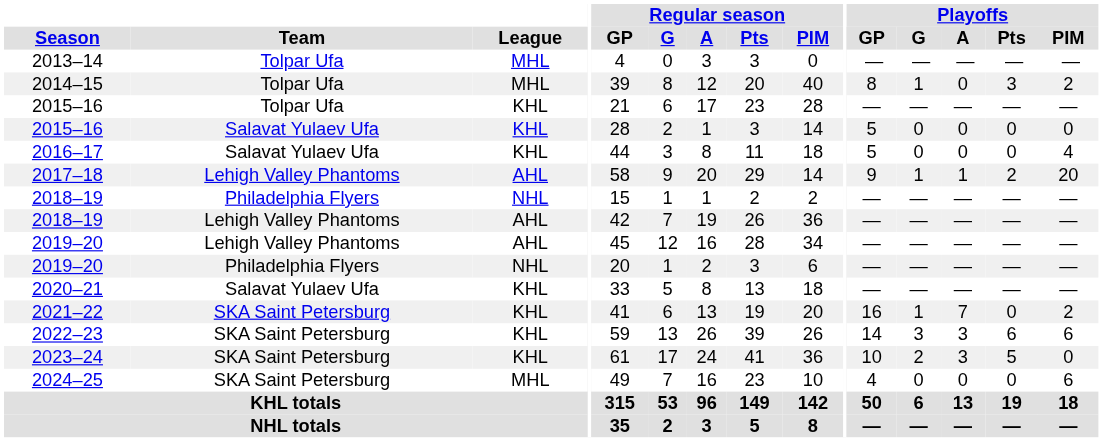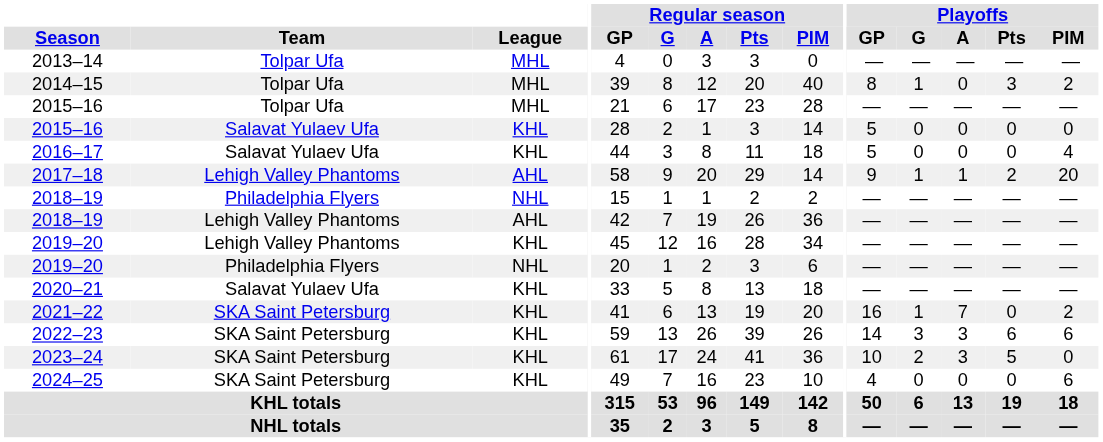(530, 106) KHL -> (530, 106) MHL
(530, 243) AHL -> (530, 243) KHL
(530, 380) MHL -> (530, 380) KHL
